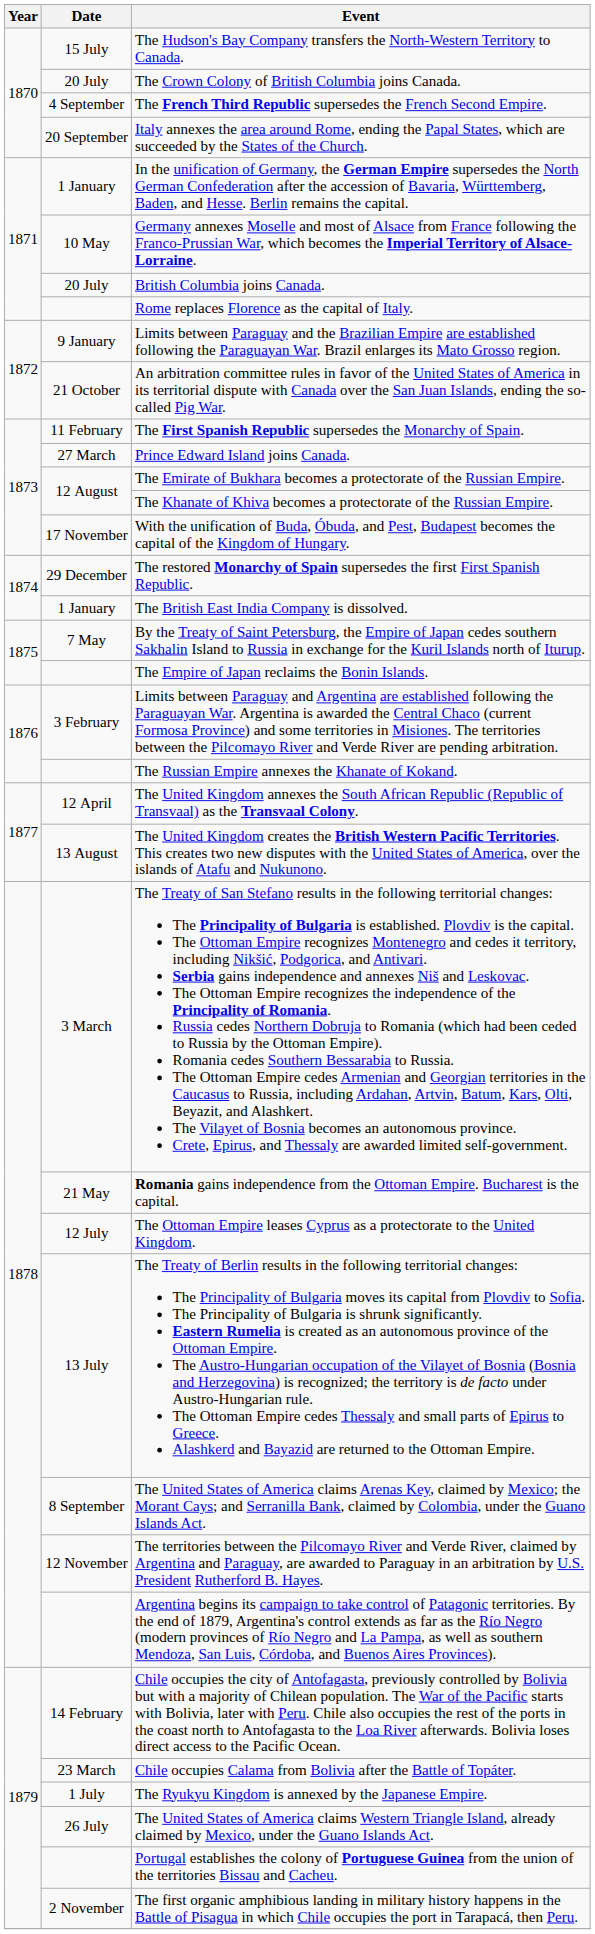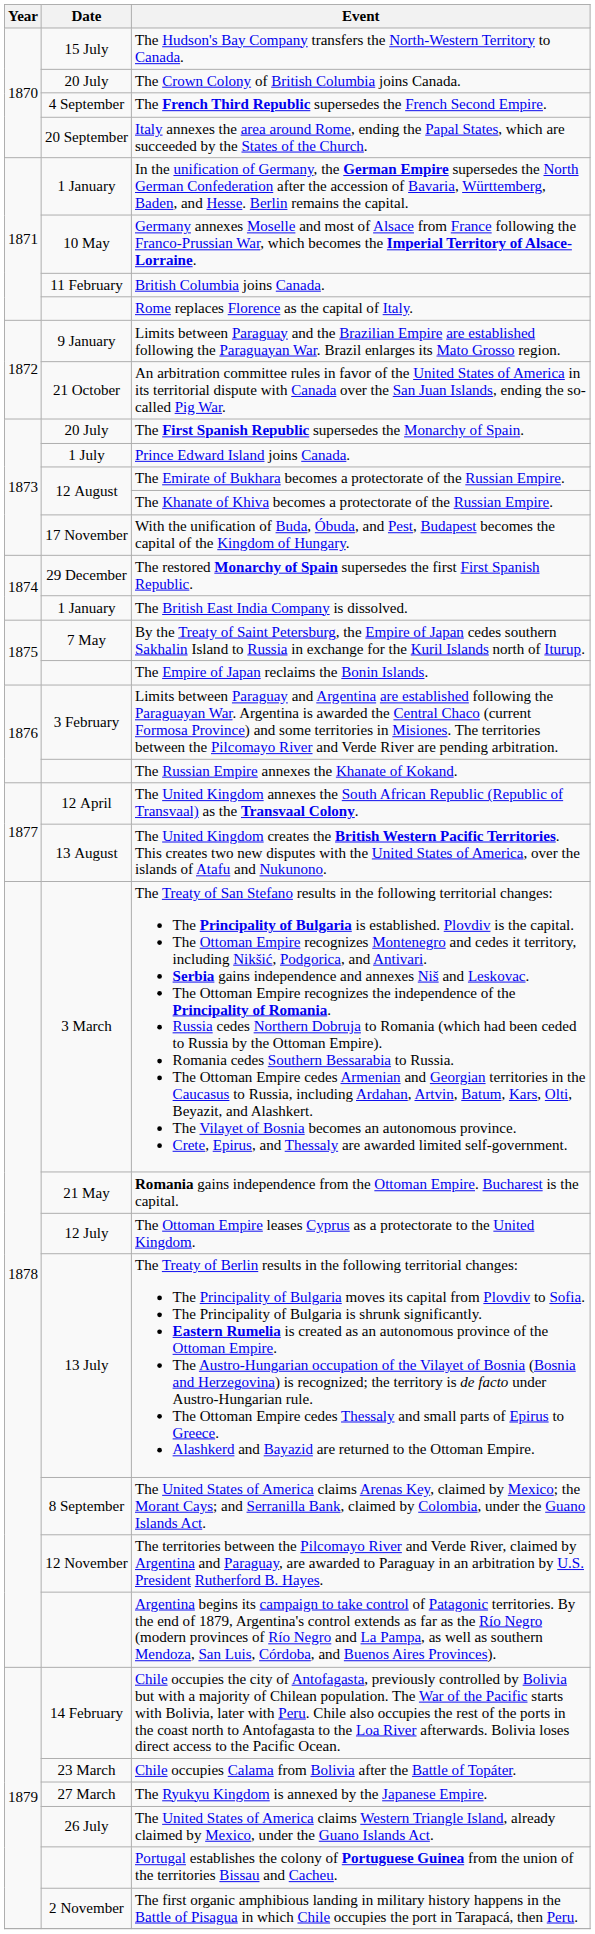(87, 284) 20 July -> (87, 284) 11 February
(87, 431) 11 February -> (87, 431) 20 July
(87, 454) 27 March -> (87, 454) 1 July
(87, 1794) 1 July -> (87, 1794) 27 March
